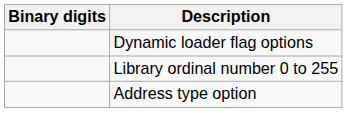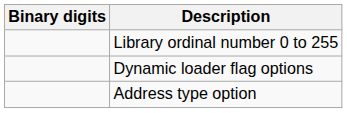rows swapped: (226, 68) <-> (213, 42)
